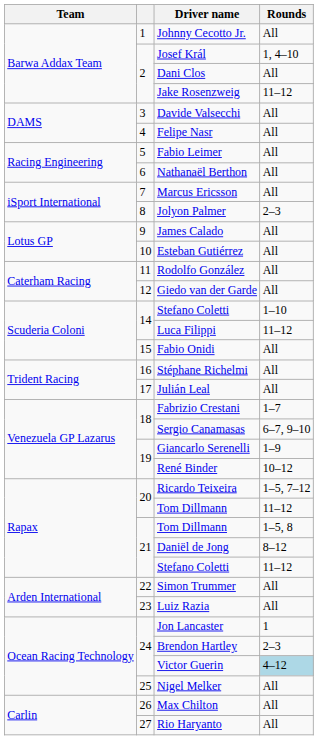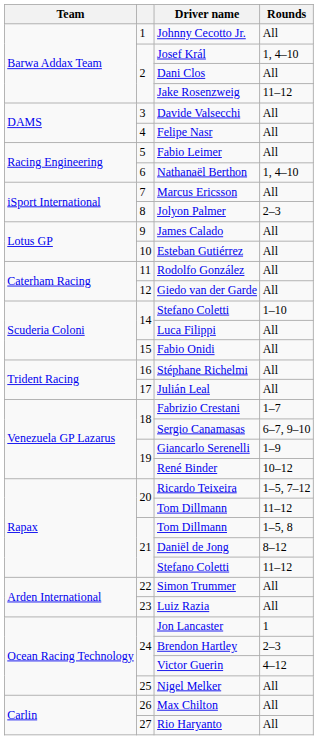(270, 171) All -> (281, 171) 1, 4–10
(277, 329) 11–12 -> (270, 329) All
(275, 665) lightblue background -> (275, 665) no background
